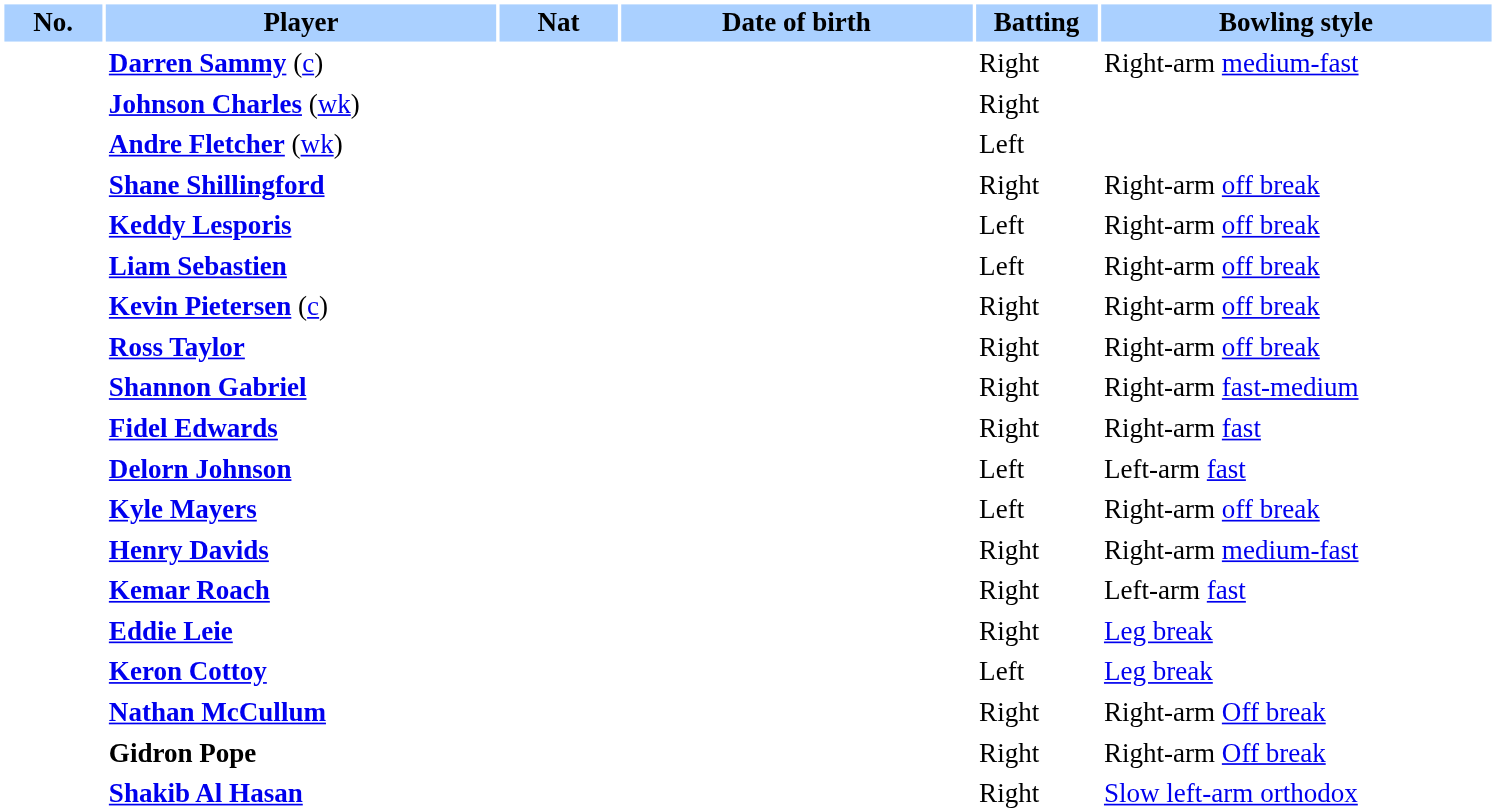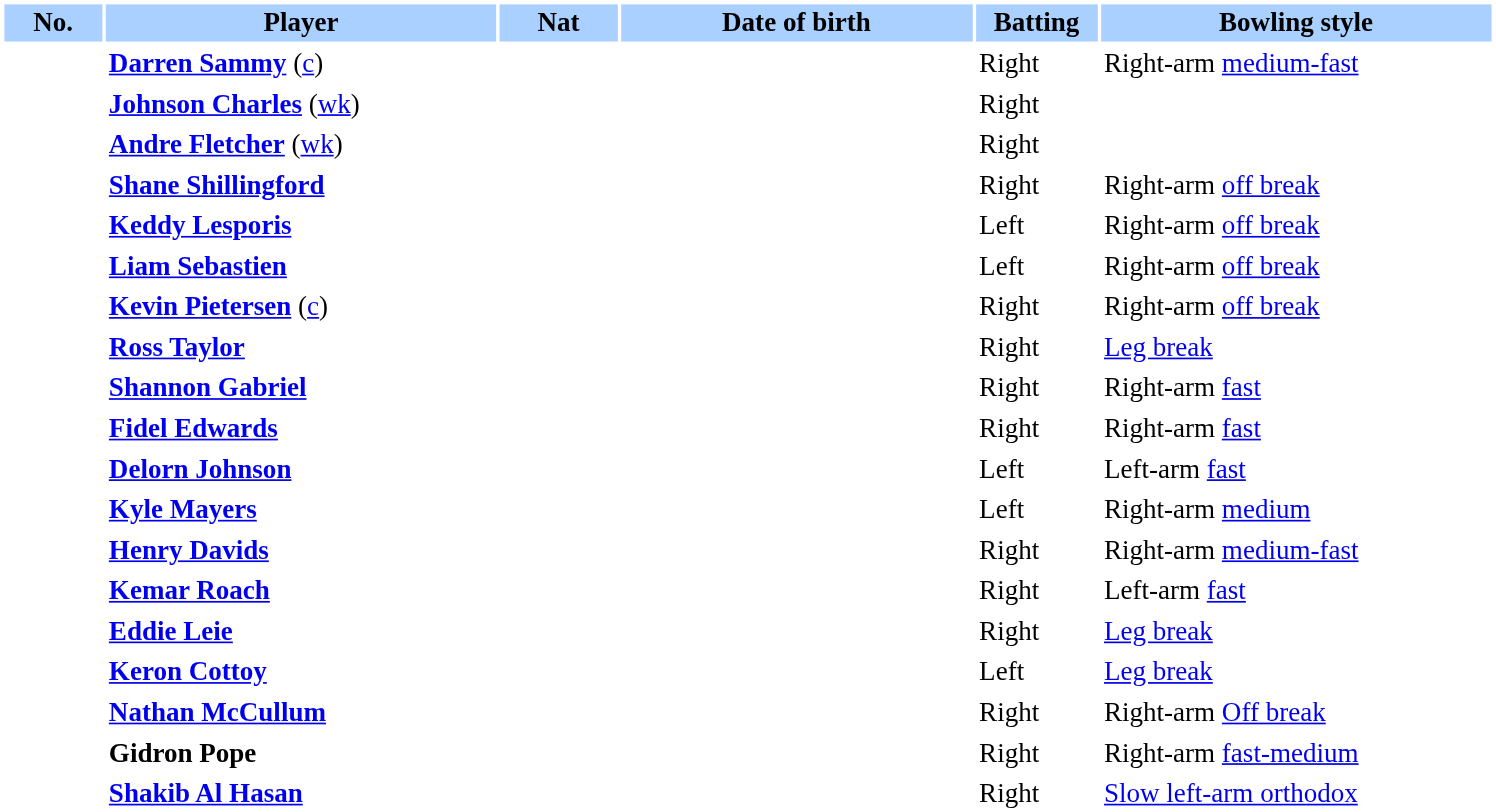(1002, 144) Left -> (1009, 144) Right
(1212, 347) Right-arm off break -> (1158, 347) Leg break
(1231, 387) Right-arm fast-medium -> (1182, 387) Right-arm fast
(1212, 509) Right-arm off break -> (1207, 509) Right-arm medium
(1215, 752) Right-arm Off break -> (1231, 752) Right-arm fast-medium
